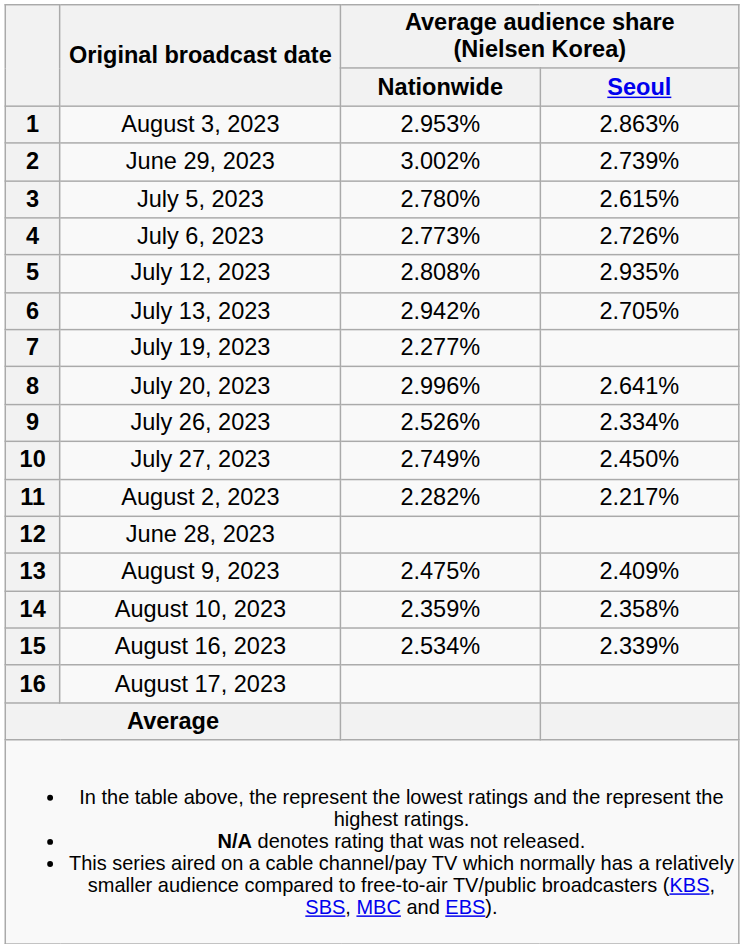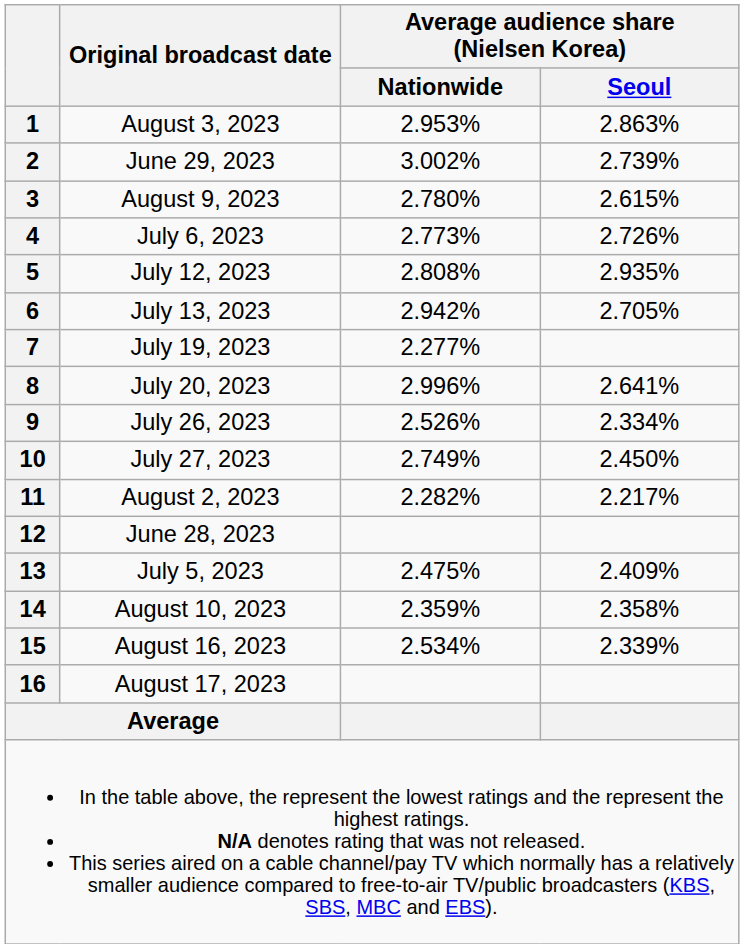(200, 198) July 5, 2023 -> (200, 198) August 9, 2023
(200, 571) August 9, 2023 -> (200, 571) July 5, 2023
